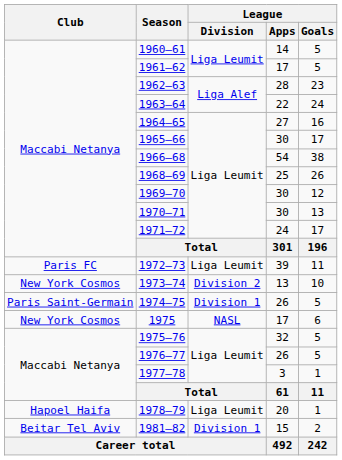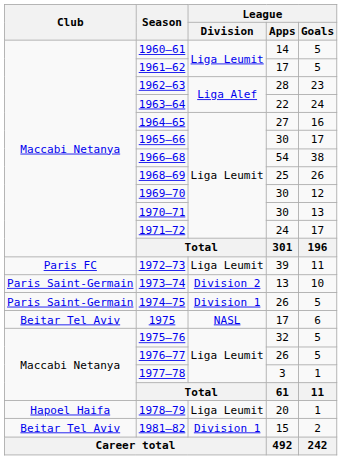(70, 284) New York Cosmos -> (70, 284) Paris Saint-Germain
(70, 320) New York Cosmos -> (70, 320) Beitar Tel Aviv
